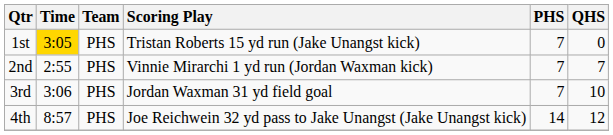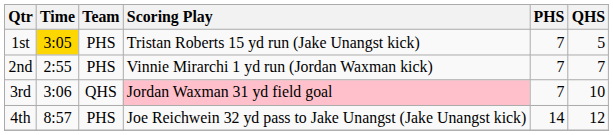(601, 42) 0 -> (601, 42) 5
(101, 92) PHS -> (101, 92) QHS
(230, 92) no background -> (230, 92) pink background
